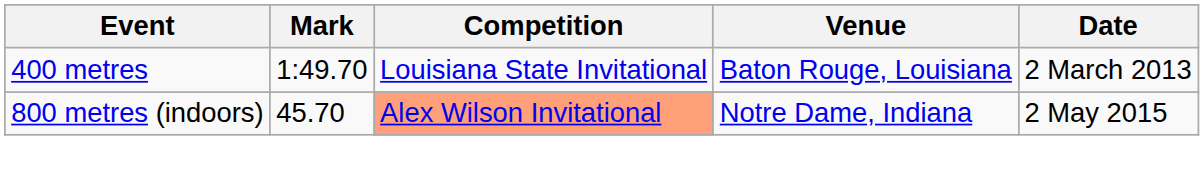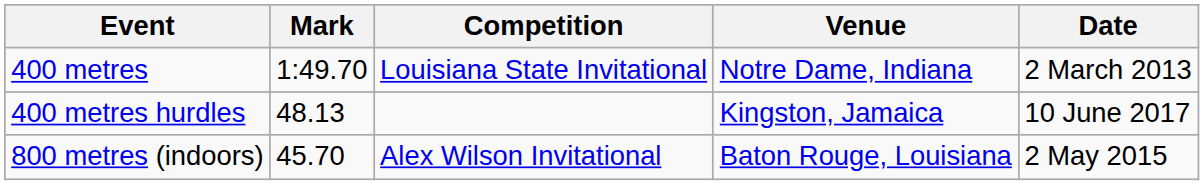(866, 69) Baton Rouge, Louisiana -> (846, 69) Notre Dame, Indiana
+ row: (128, 112)
(521, 112) lightsalmon background -> (521, 156) no background
(846, 112) Notre Dame, Indiana -> (866, 156) Baton Rouge, Louisiana
